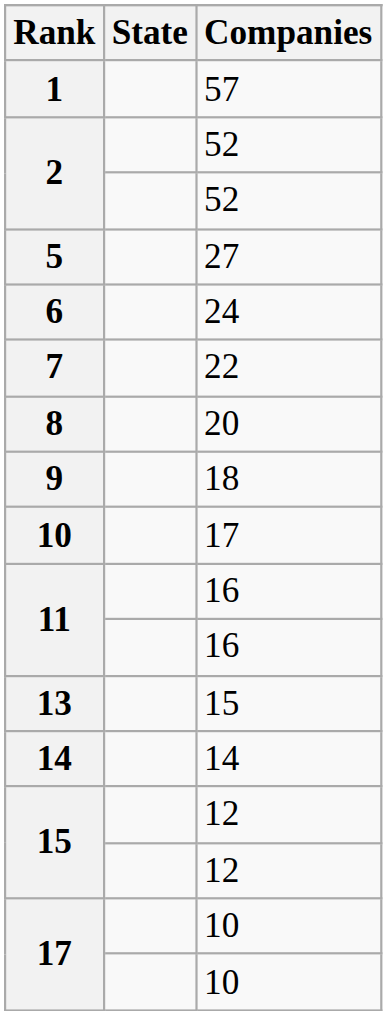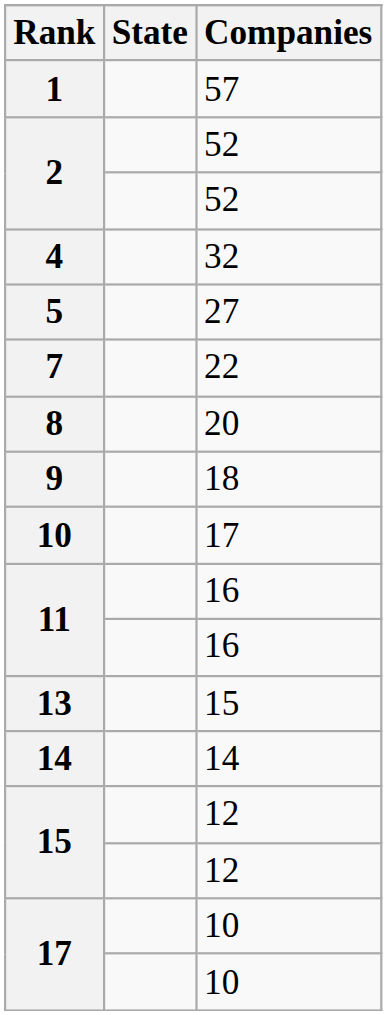+ row: (54, 255)
- row: (54, 311)
